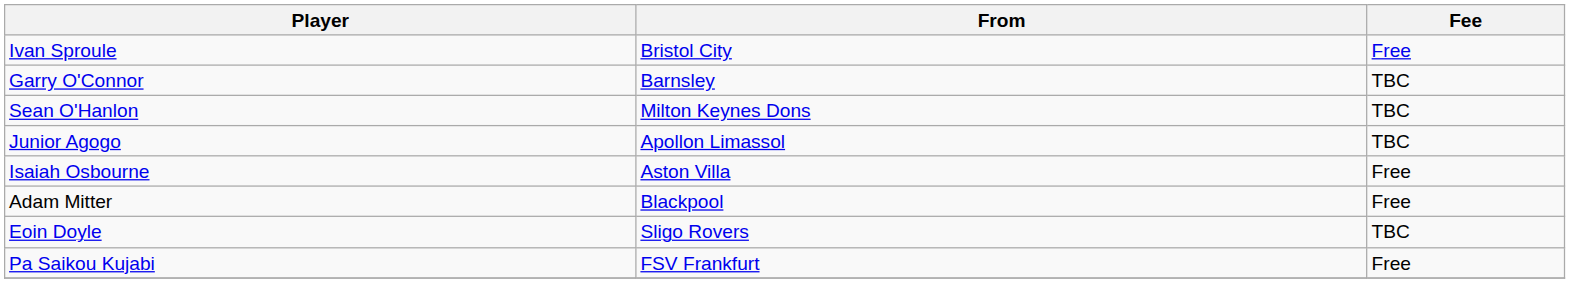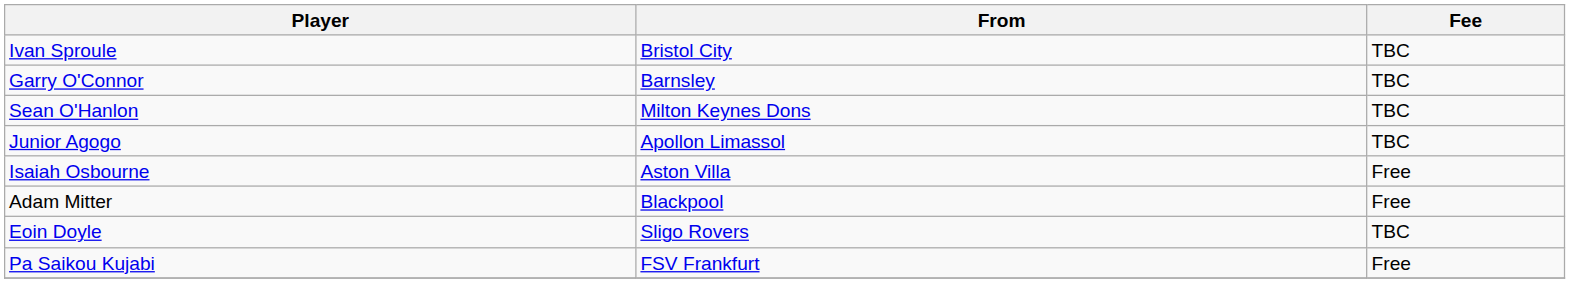(1391, 50) Free -> (1391, 50) TBC
